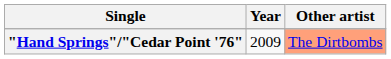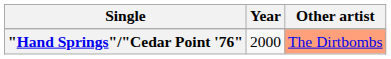(265, 41) 2009 -> (265, 41) 2000
